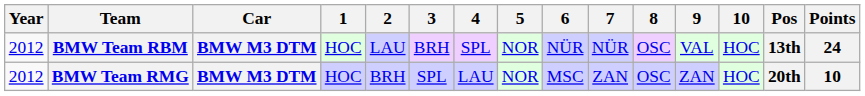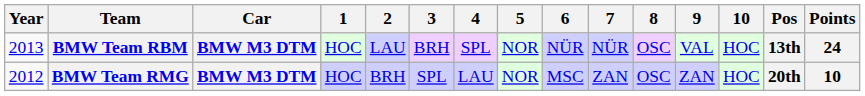(26, 47) 2012 -> (26, 47) 2013
